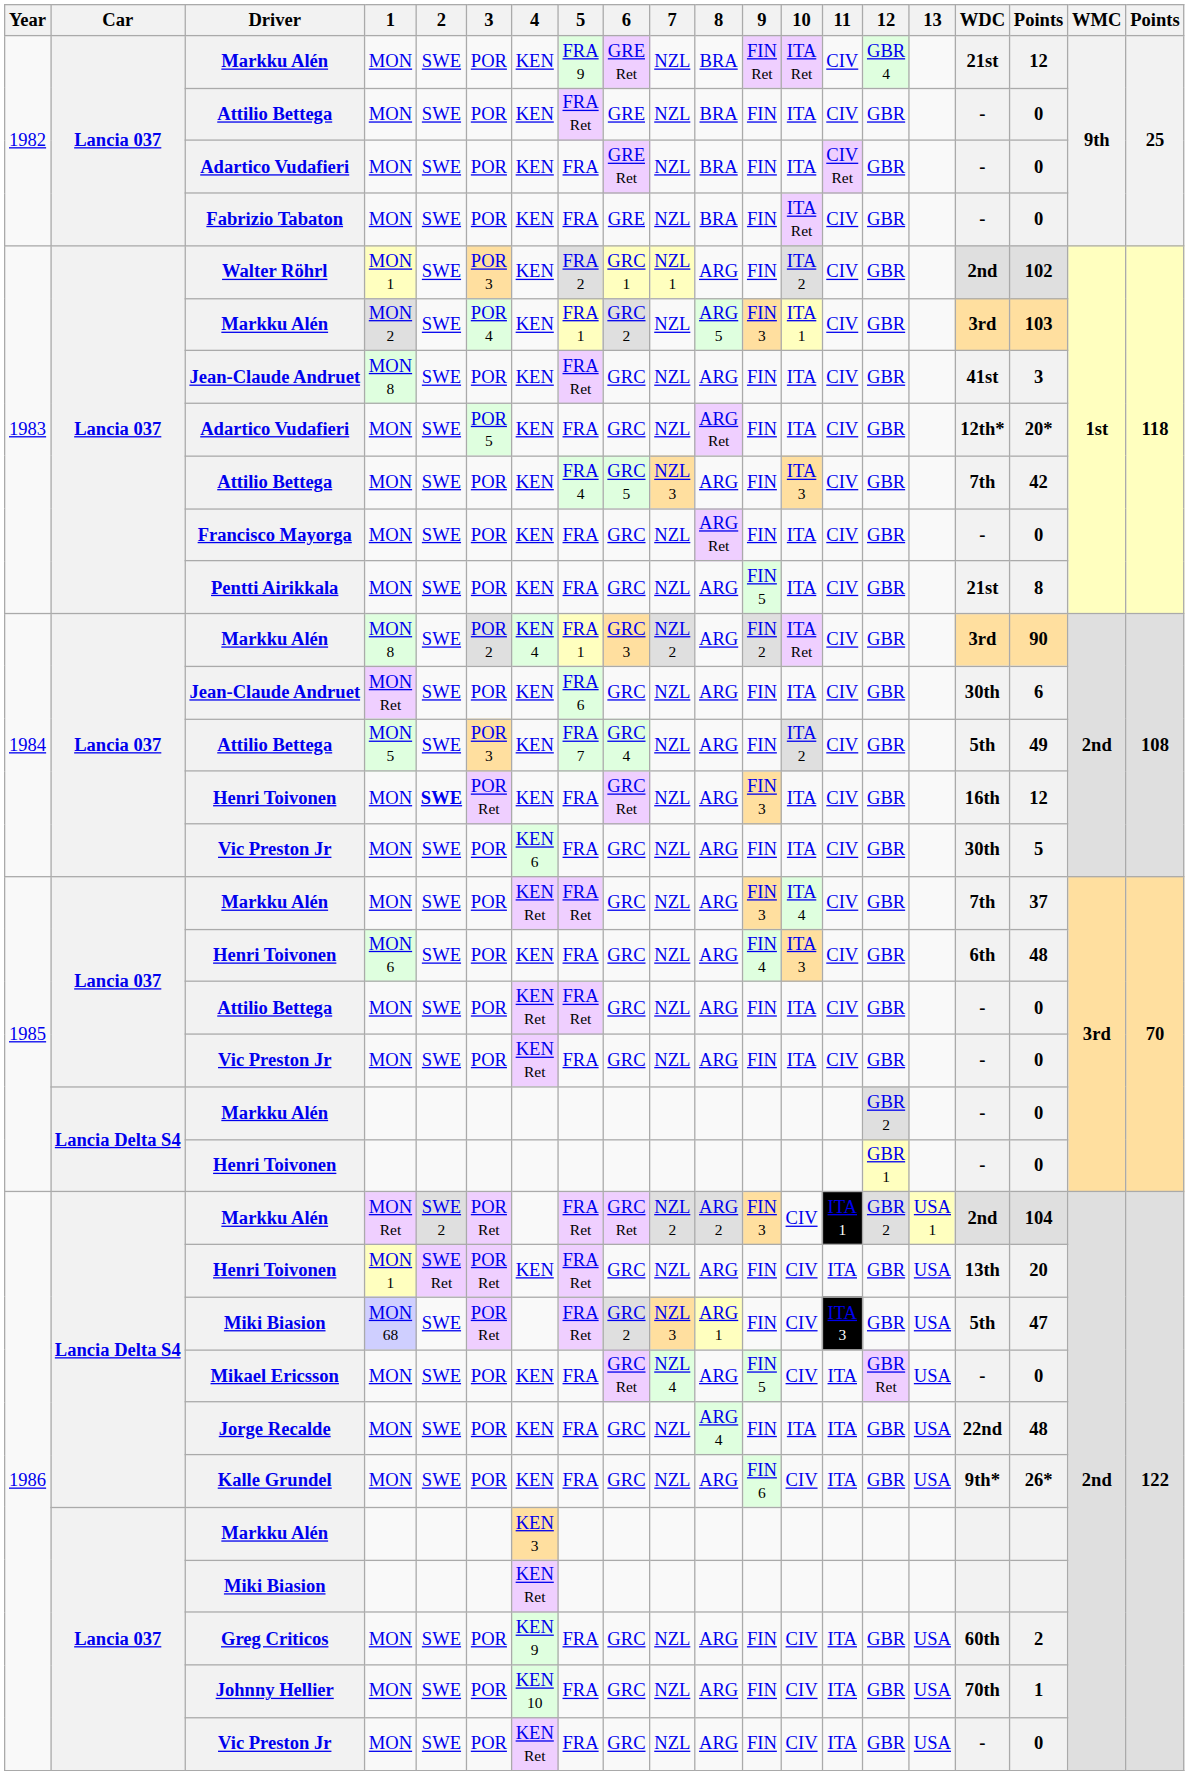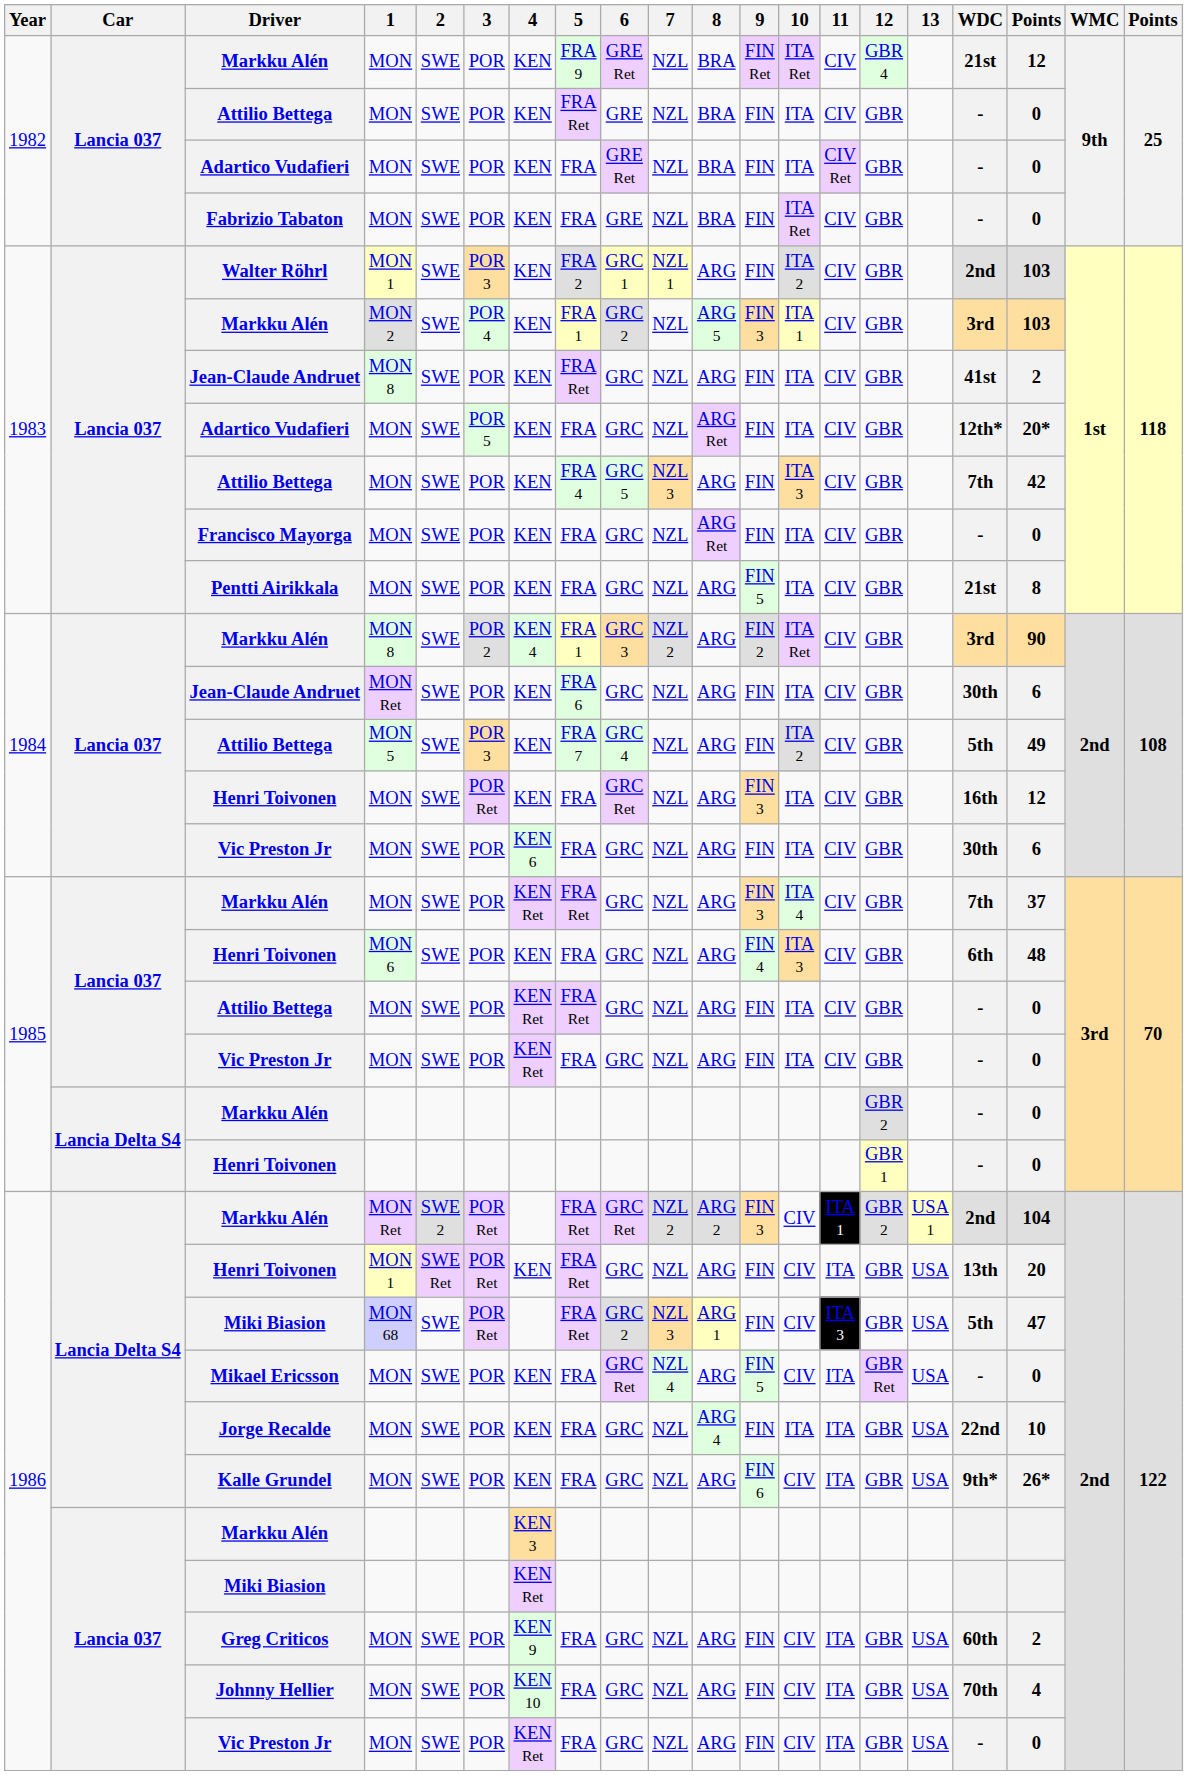(1039, 272) 102 -> (1036, 272) 103
(1039, 377) 3 -> (1036, 377) 2
(441, 797) bold -> (440, 797) normal
(1039, 850) 5 -> (1036, 850) 6
(1039, 1428) 48 -> (1036, 1428) 10
(1039, 1691) 1 -> (1036, 1691) 4
